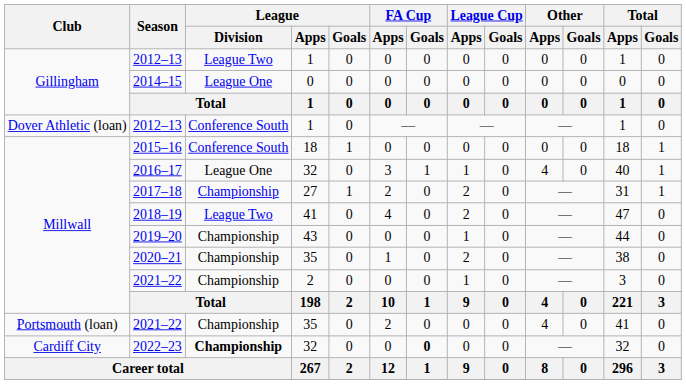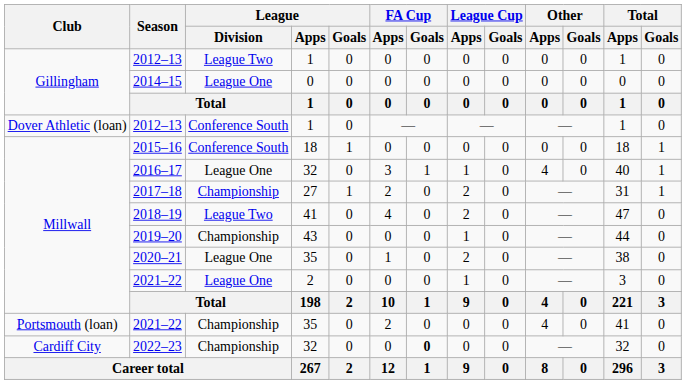(238, 258) Championship -> (238, 258) League One
(238, 280) Championship -> (238, 280) League One
(238, 346) bold -> (238, 346) normal
